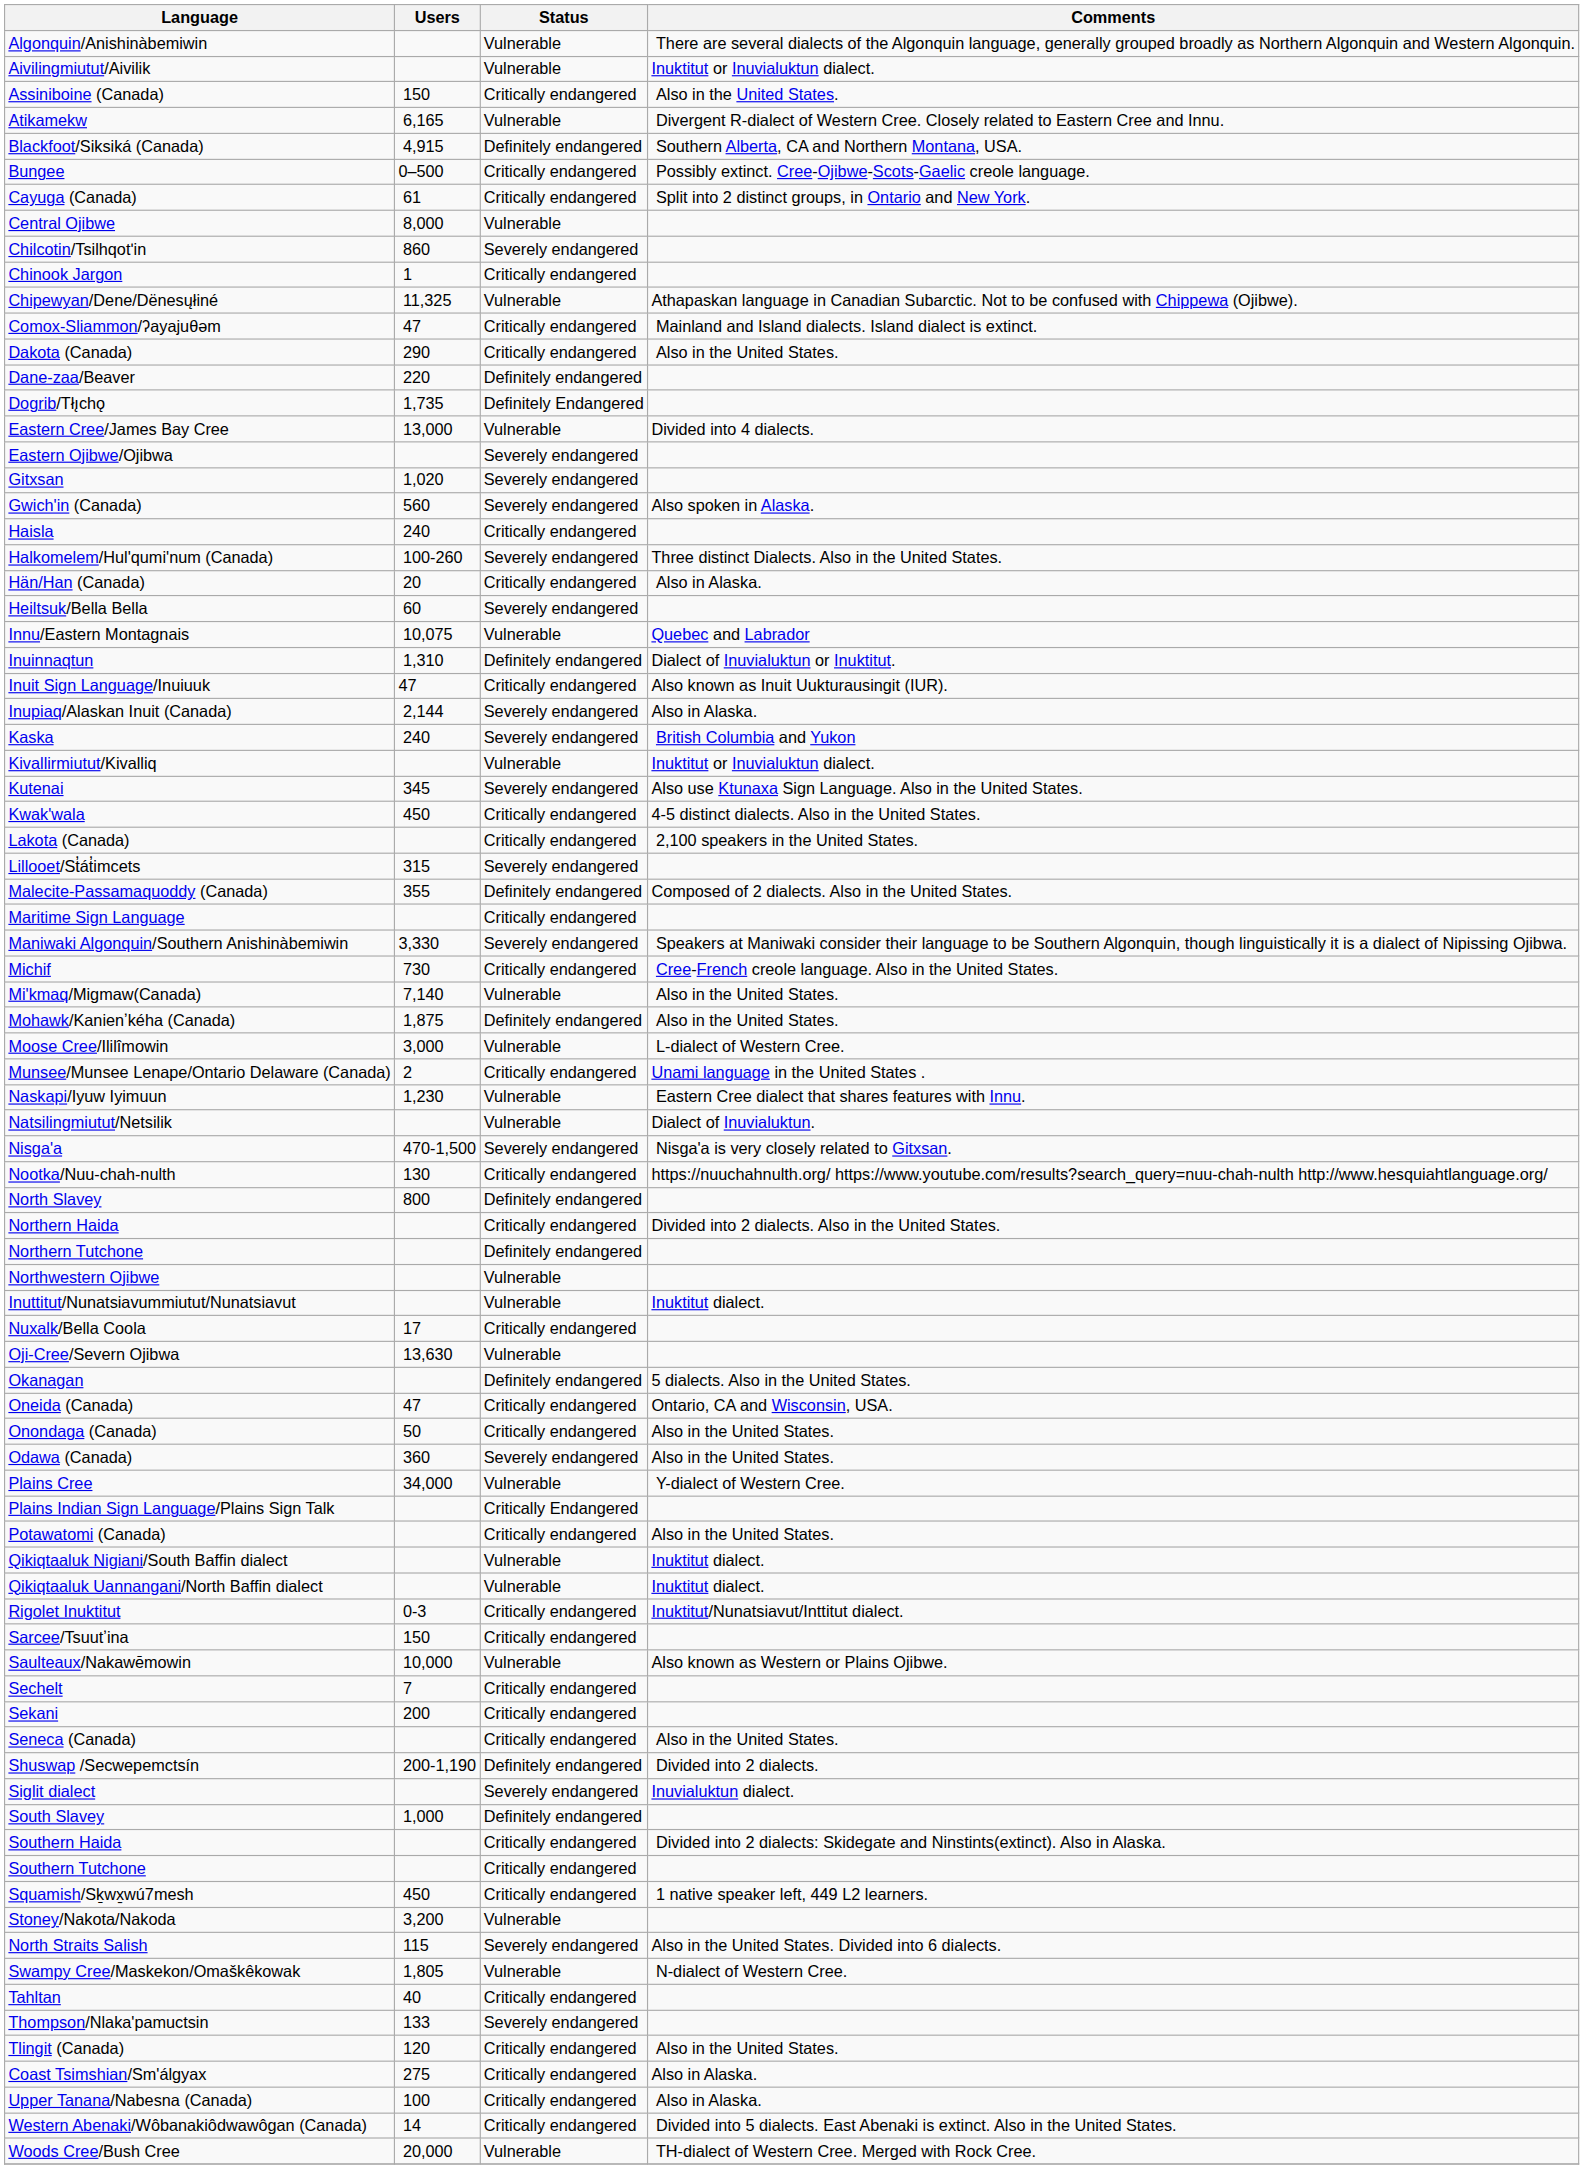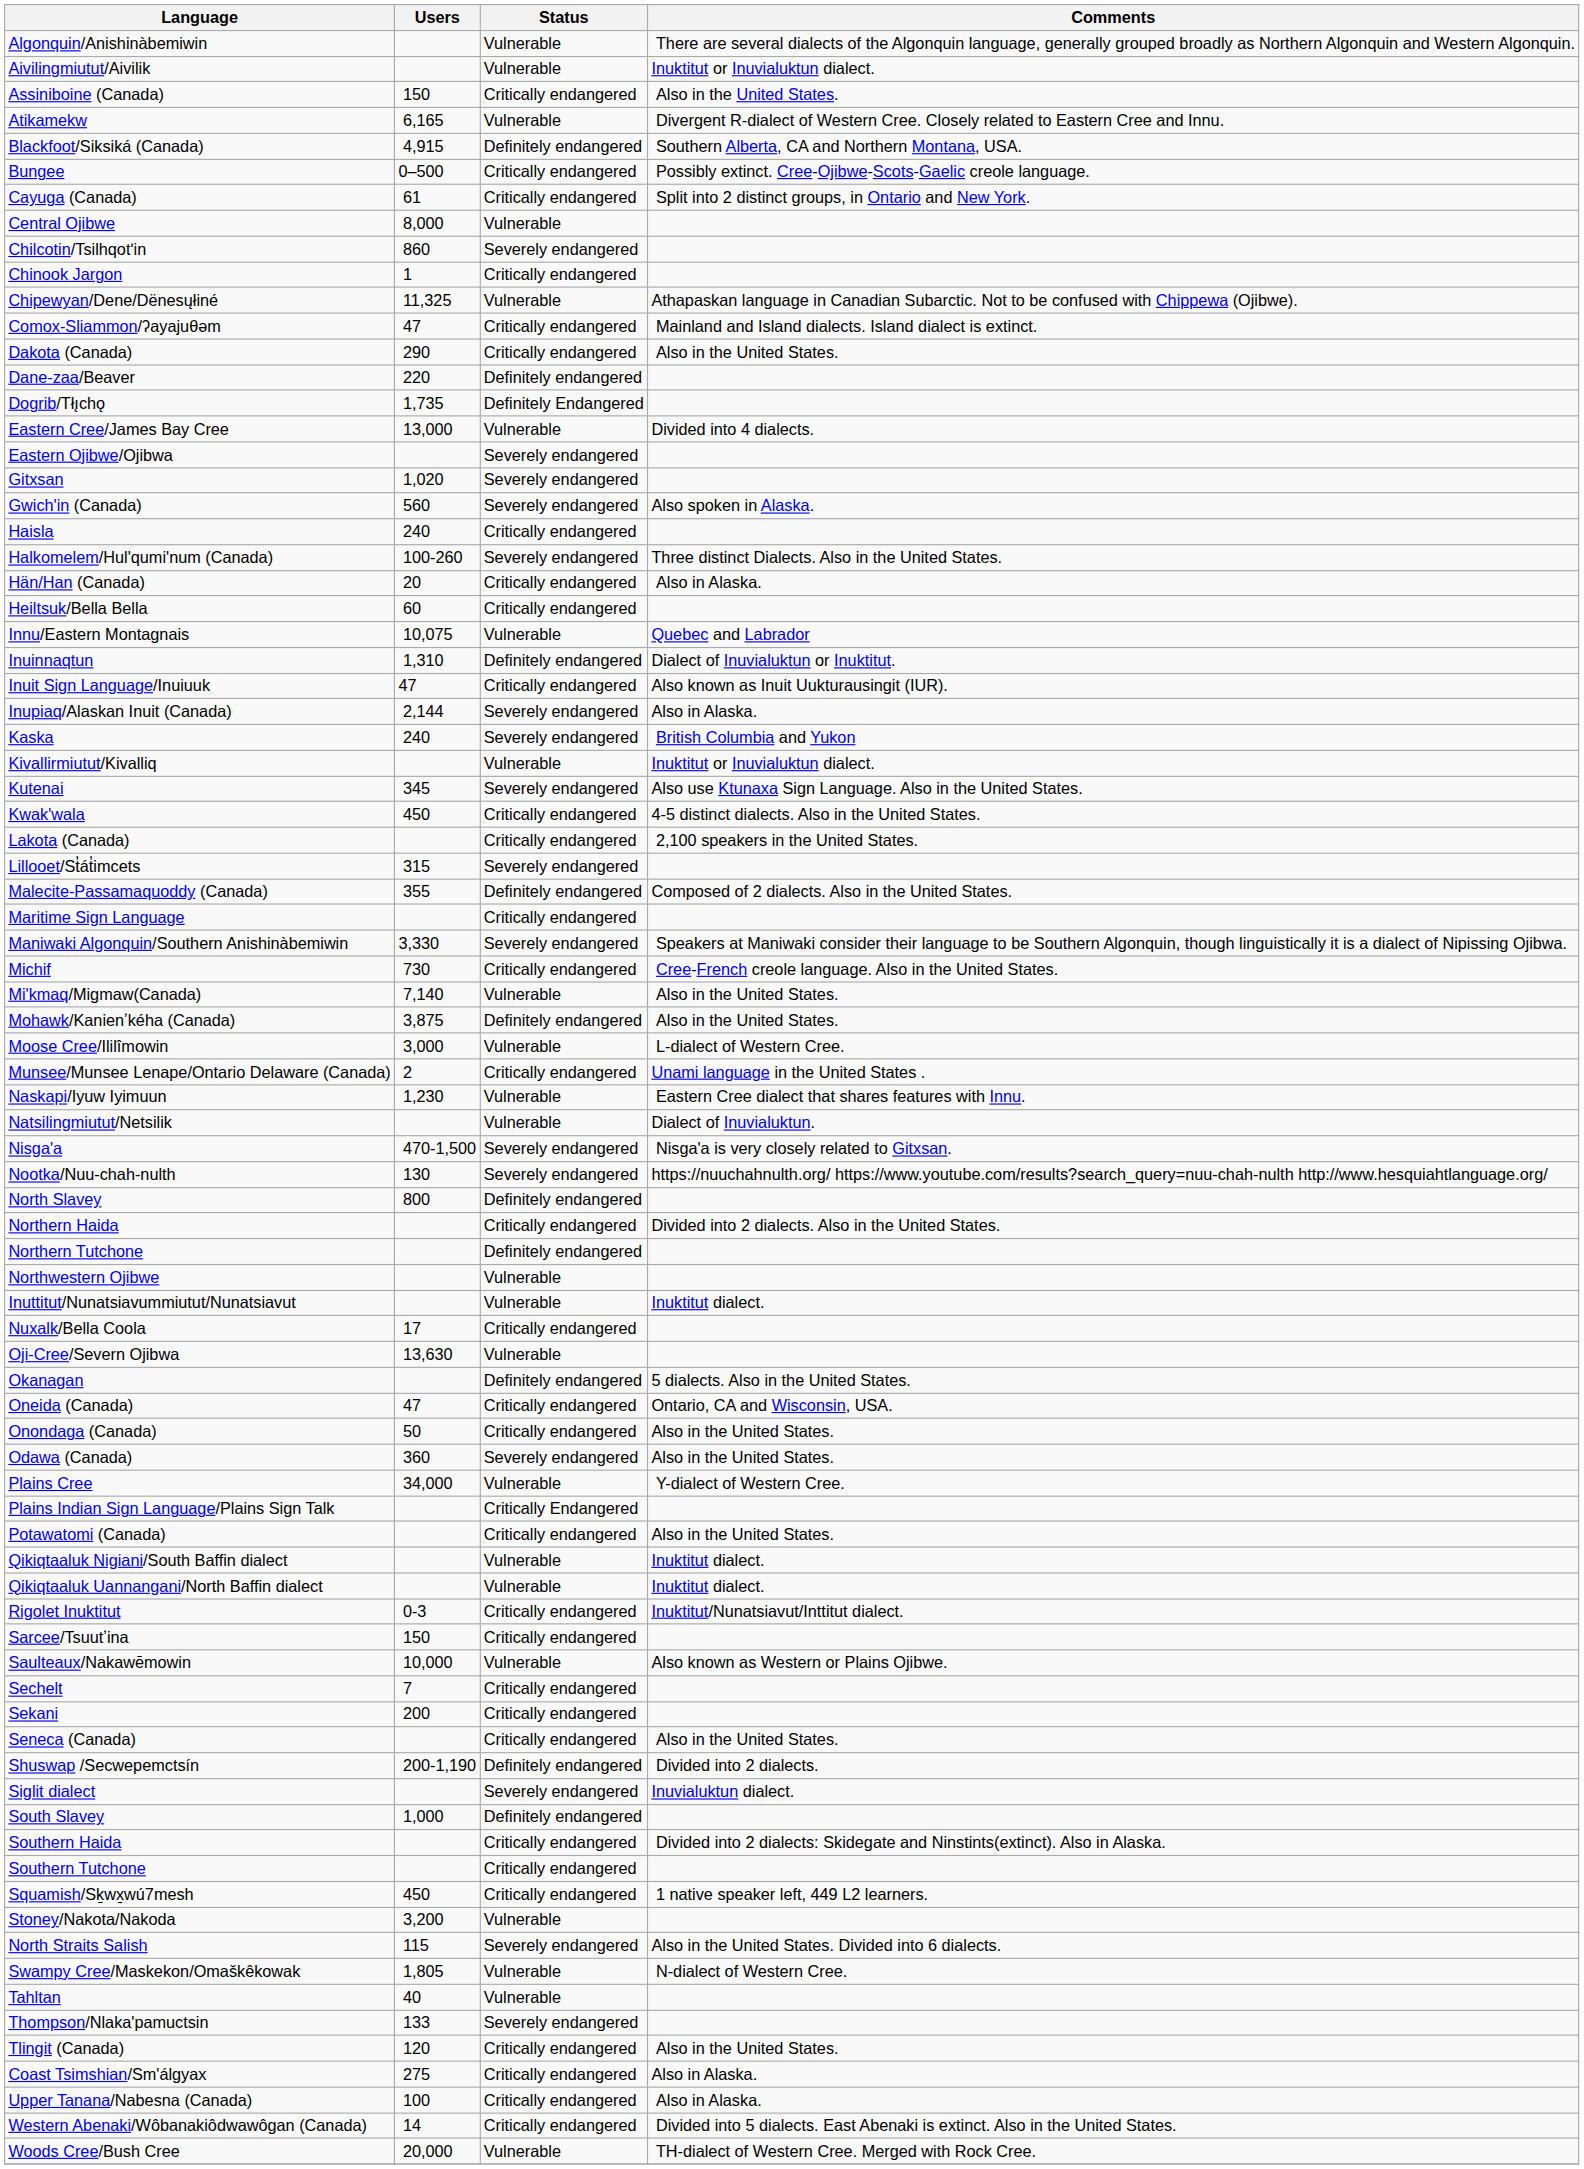(561, 609) Severely endangered -> (560, 609) Critically endangered
(421, 1020) 1,875 -> (421, 1020) 3,875
(560, 1175) Critically endangered -> (561, 1175) Severely endangered
(560, 1997) Critically endangered -> (522, 1997) Vulnerable
